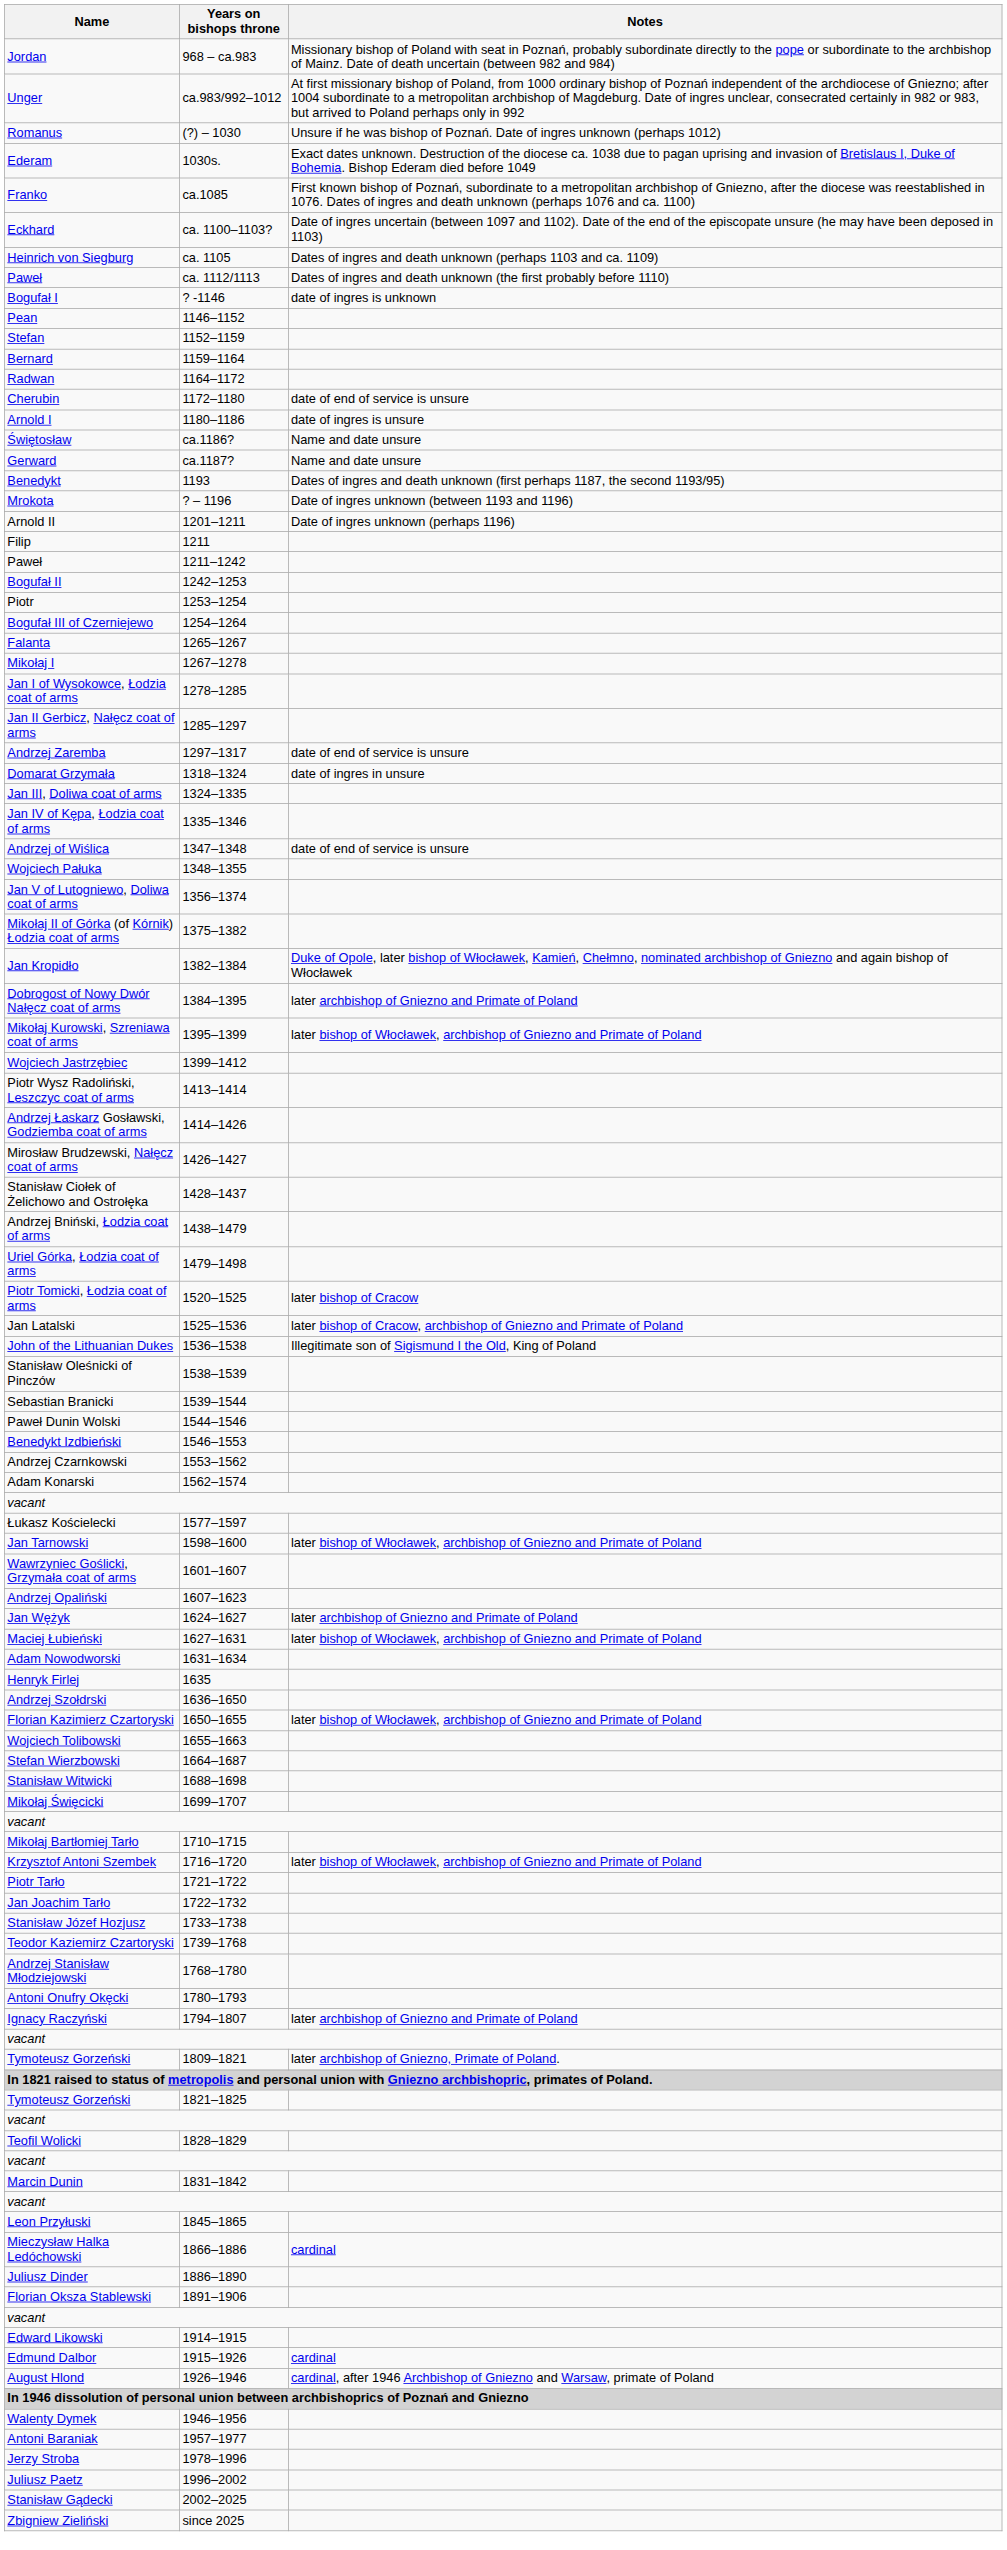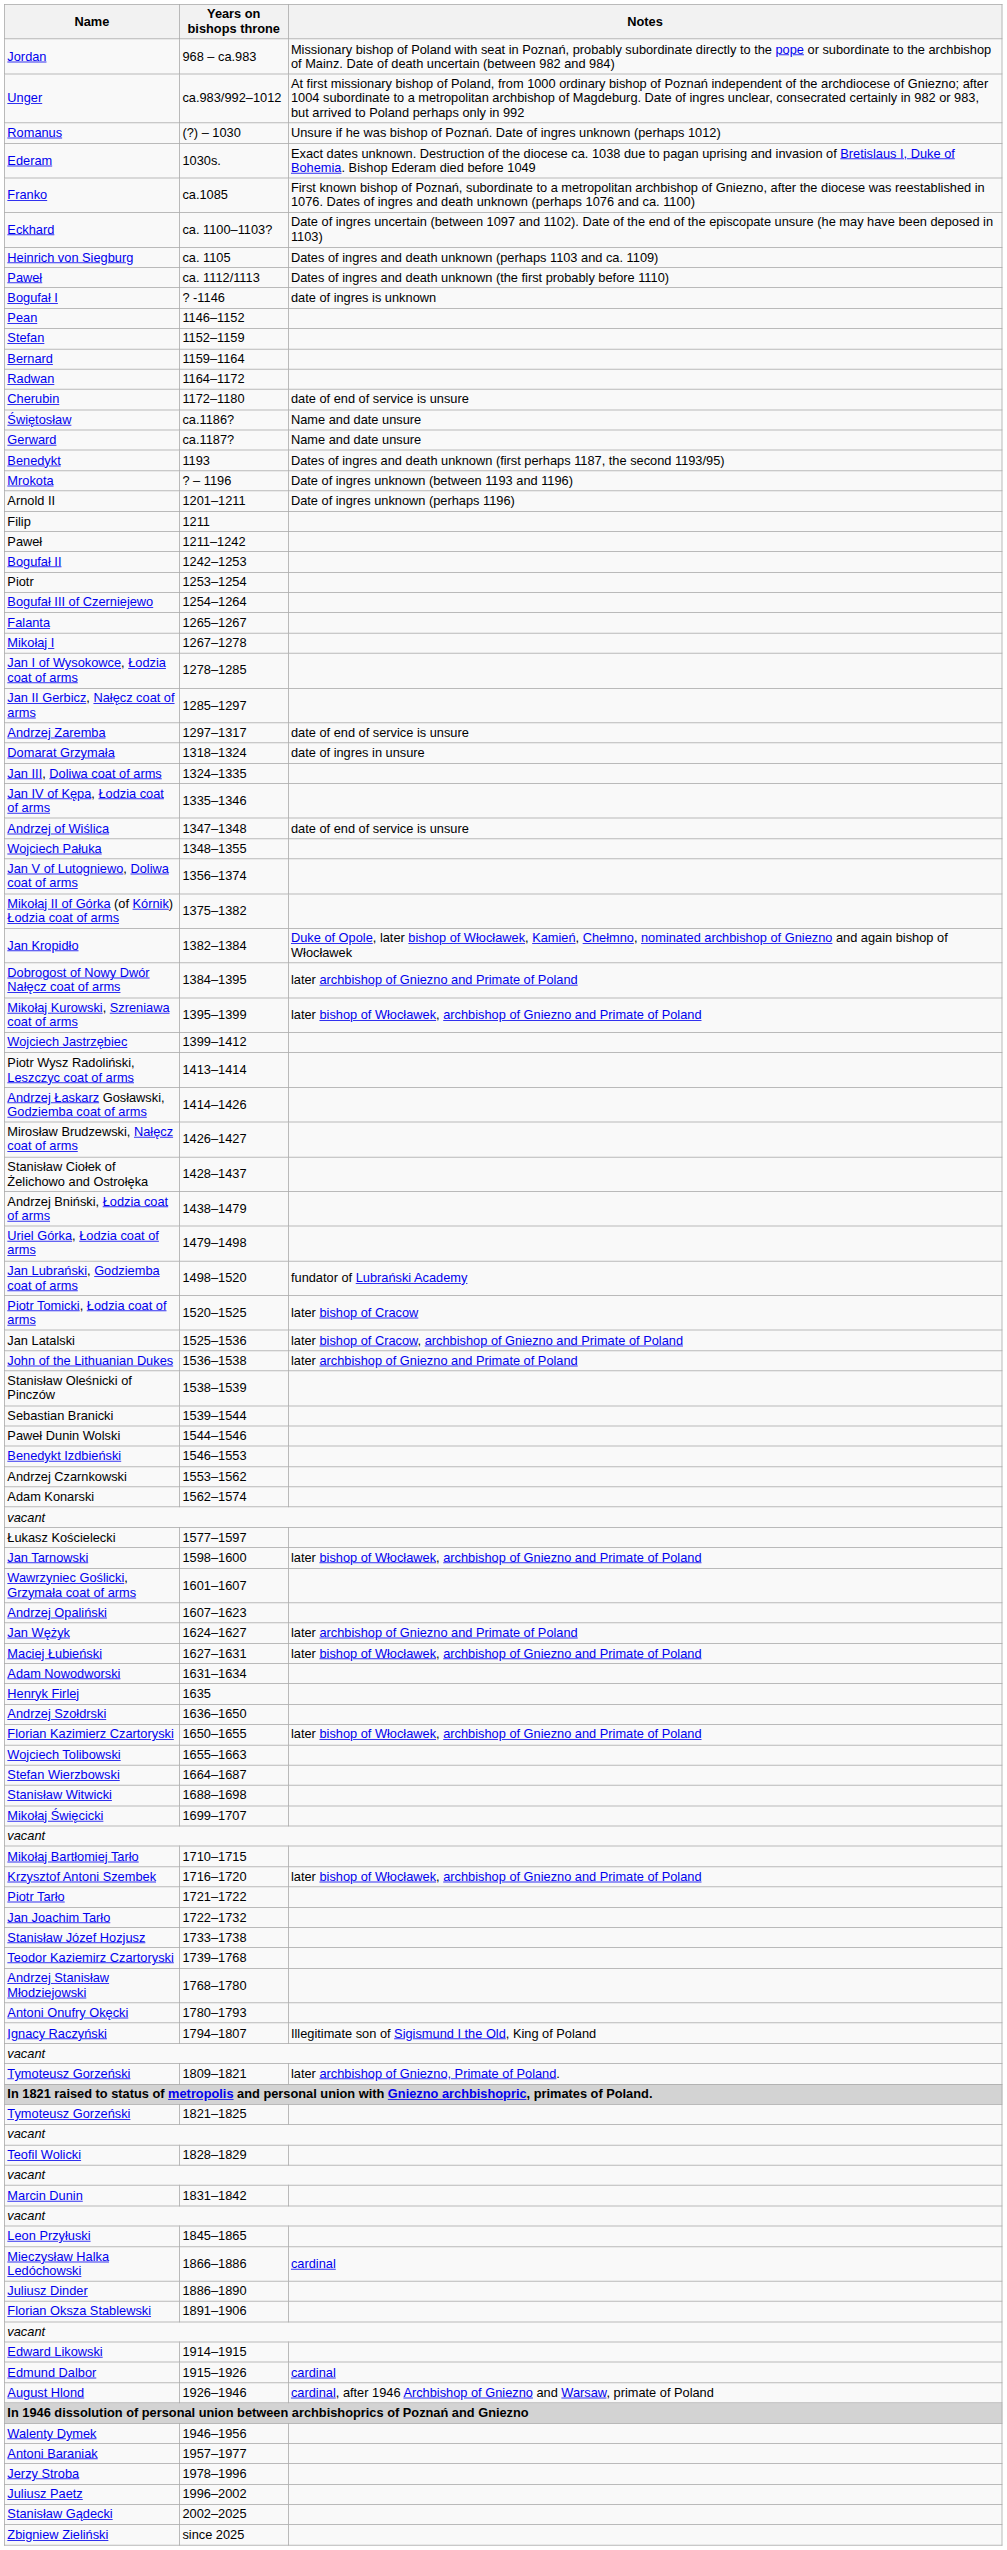- row: (29, 419)
+ row: (83, 1278)
(444, 1346) Illegitimate son of Sigismund I the Old, King of Poland -> (434, 1360) later archbishop of Gniezno and Primate of Poland
(434, 2018) later archbishop of Gniezno and Primate of Poland -> (444, 2033) Illegitimate son of Sigismund I the Old, King of Poland
